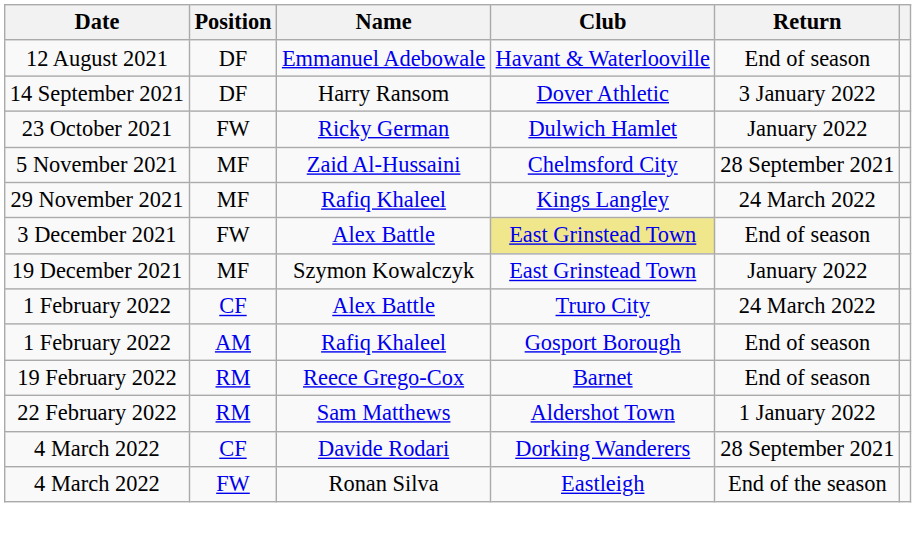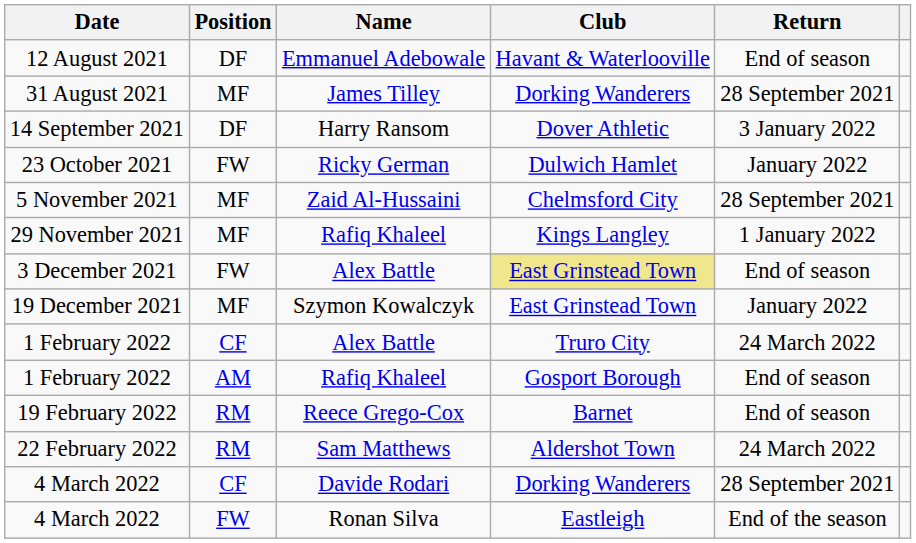+ row: (97, 93)
(807, 199) 24 March 2022 -> (807, 235) 1 January 2022
(807, 413) 1 January 2022 -> (807, 448) 24 March 2022
